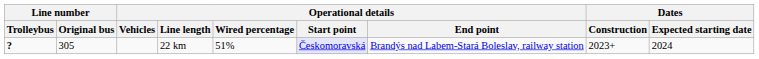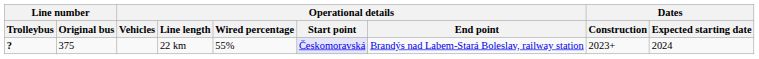(66, 45) 305 -> (66, 45) 375
(225, 45) 51% -> (225, 45) 55%
